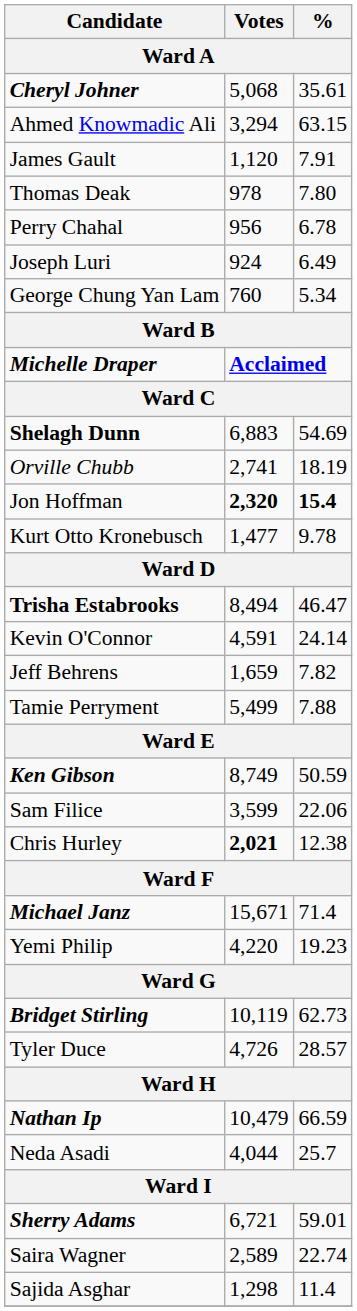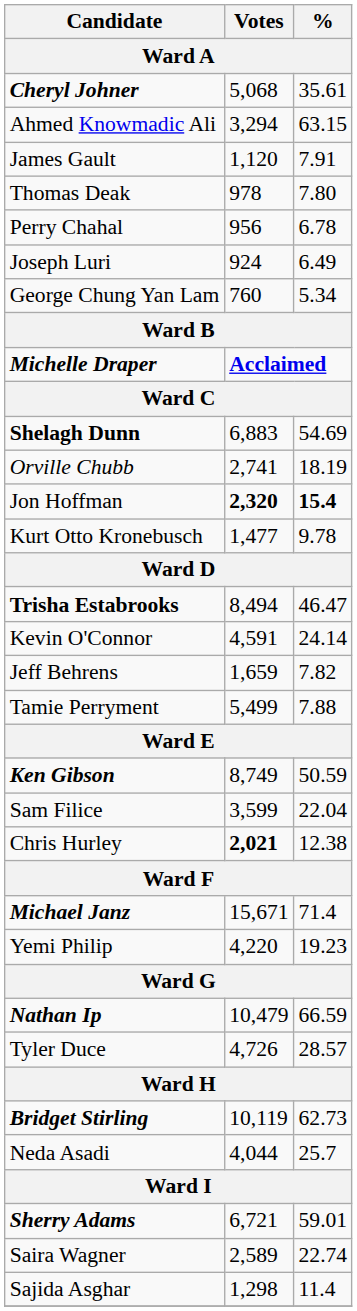(323, 809) 22.06 -> (323, 809) 22.04
rows swapped: (79, 1015) <-> (56, 1117)
